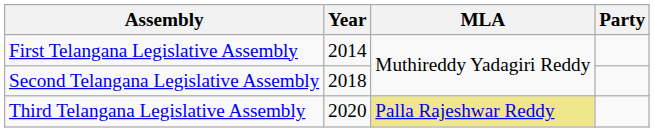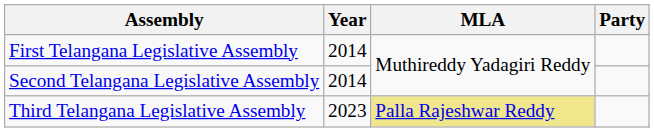(347, 80) 2018 -> (347, 80) 2014
(347, 111) 2020 -> (347, 111) 2023
